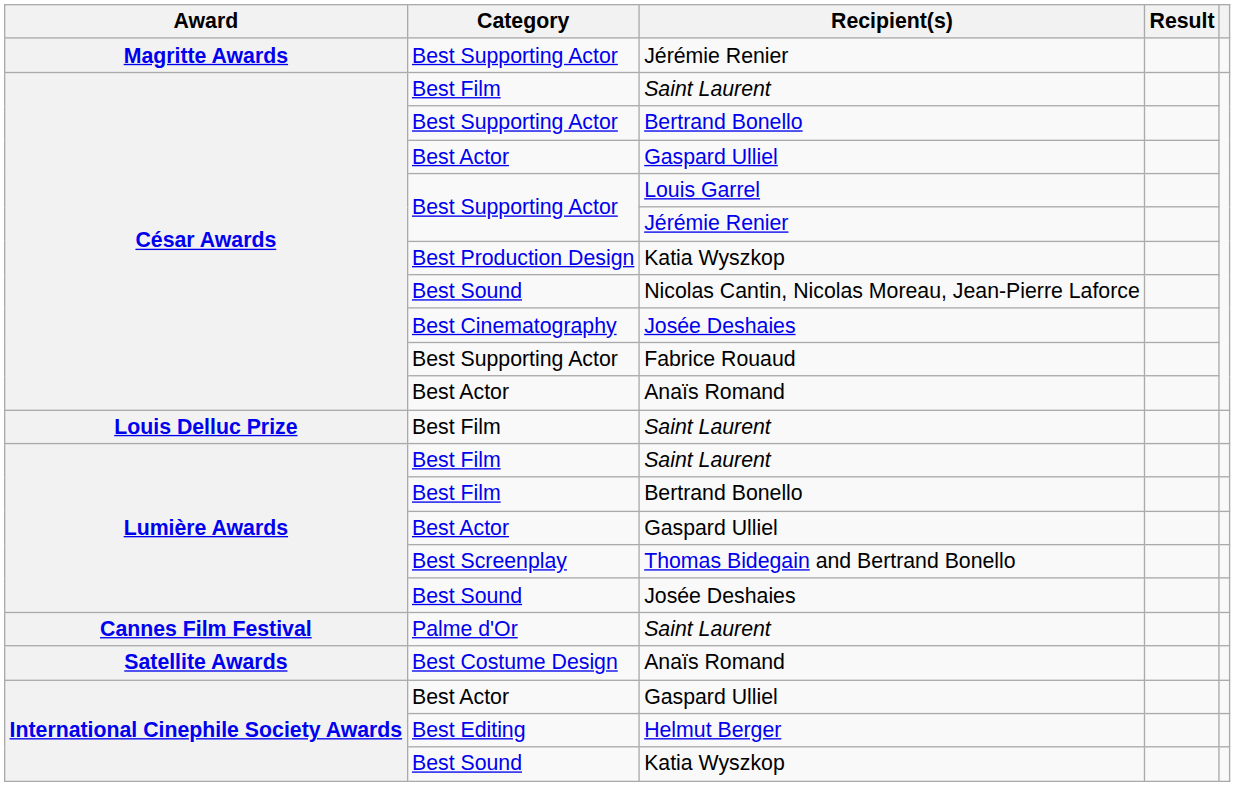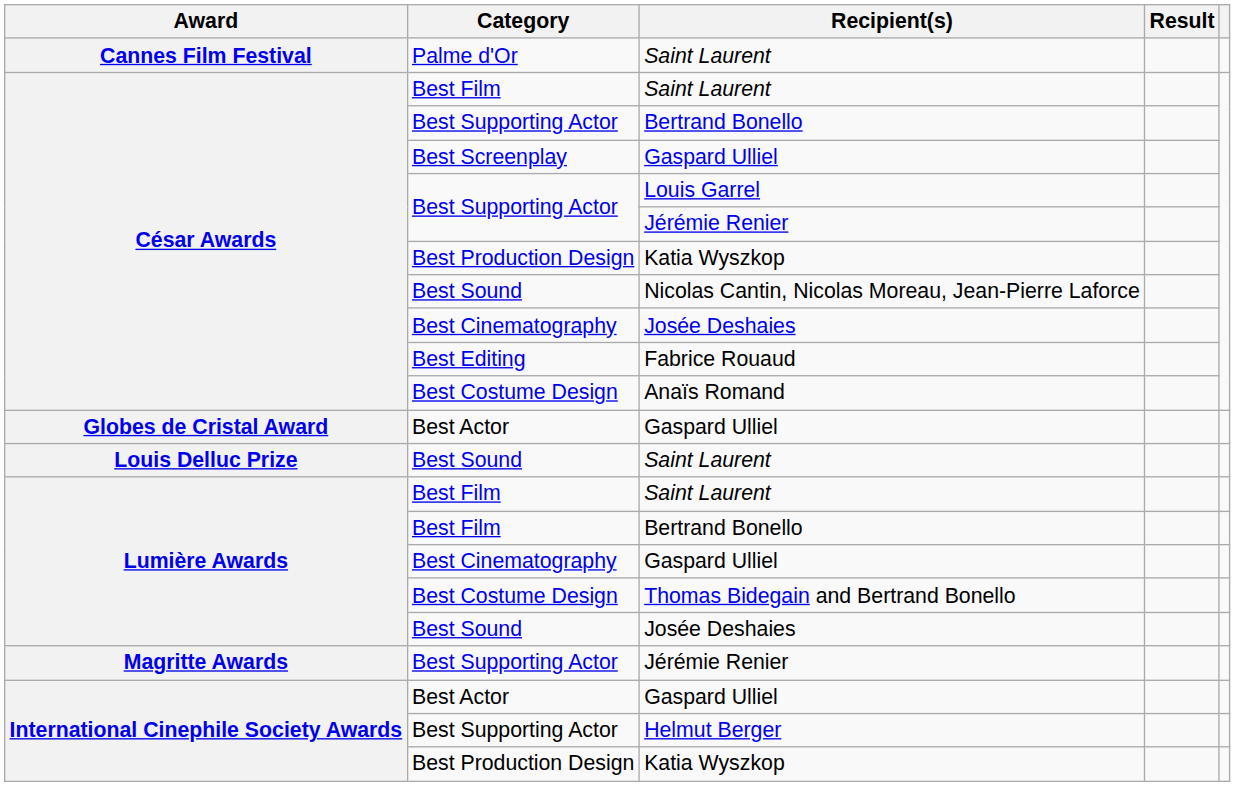rows swapped: (206, 628) <-> (206, 55)
(460, 156) Best Actor -> (489, 156) Best Screenplay
(515, 358) Best Supporting Actor -> (469, 358) Best Editing
(460, 392) Best Actor -> (515, 392) Best Costume Design
+ row: (206, 426)
(456, 426) Best Film -> (467, 460) Best Sound
(460, 527) Best Actor -> (514, 561) Best Cinematography
(489, 561) Best Screenplay -> (515, 595) Best Costume Design
- row: (206, 662)
(469, 730) Best Editing -> (515, 730) Best Supporting Actor
(467, 763) Best Sound -> (523, 763) Best Production Design
